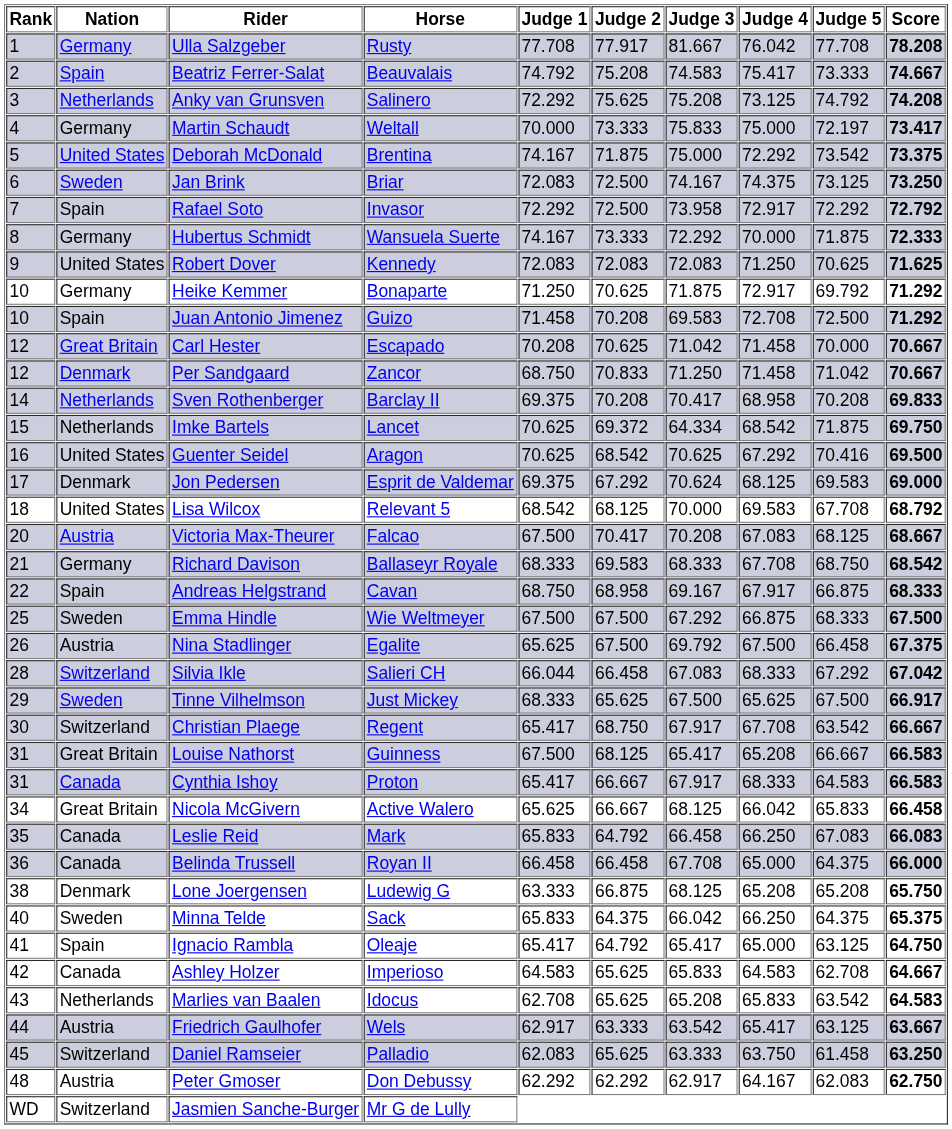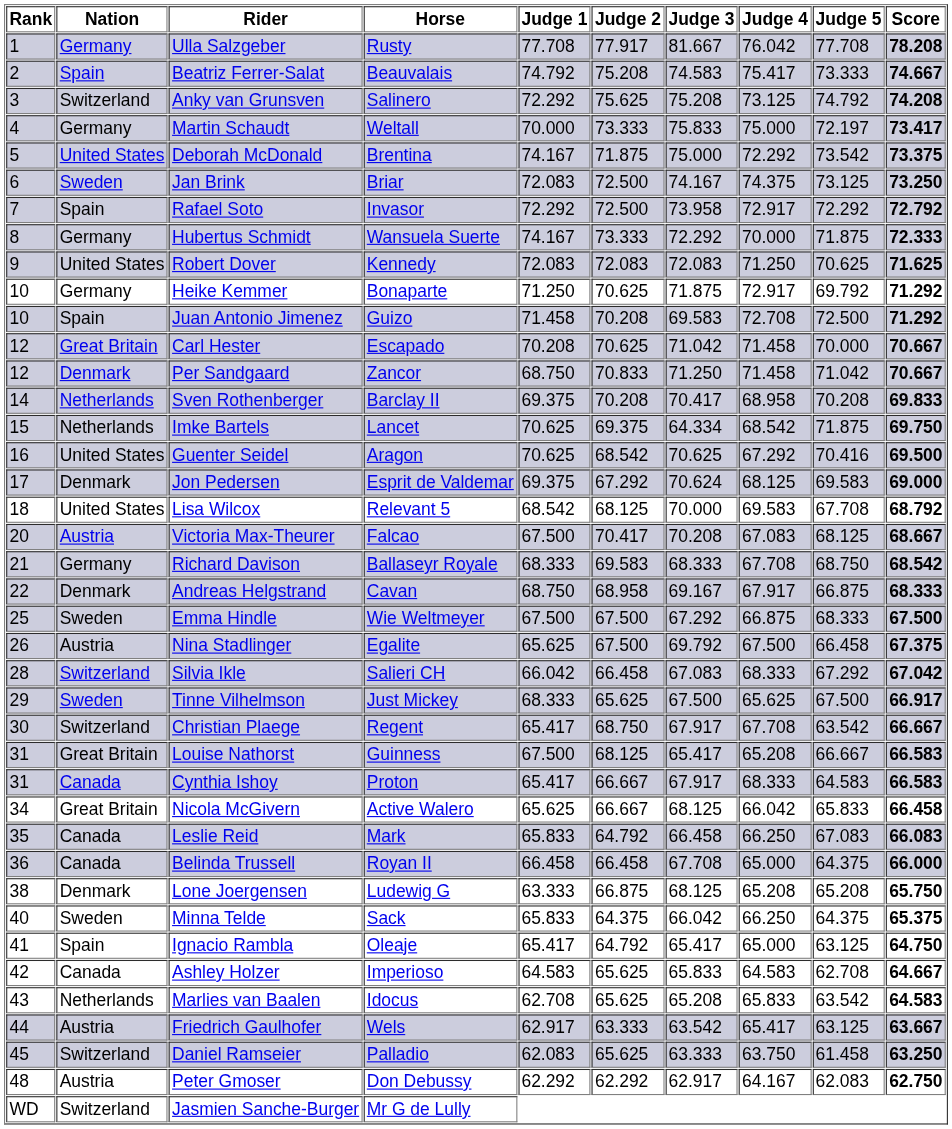(107, 100) Netherlands -> (105, 100) Switzerland
(622, 427) 69.372 -> (622, 427) 69.375
(82, 591) Spain -> (95, 591) Denmark
(548, 673) 66.044 -> (548, 673) 66.042
